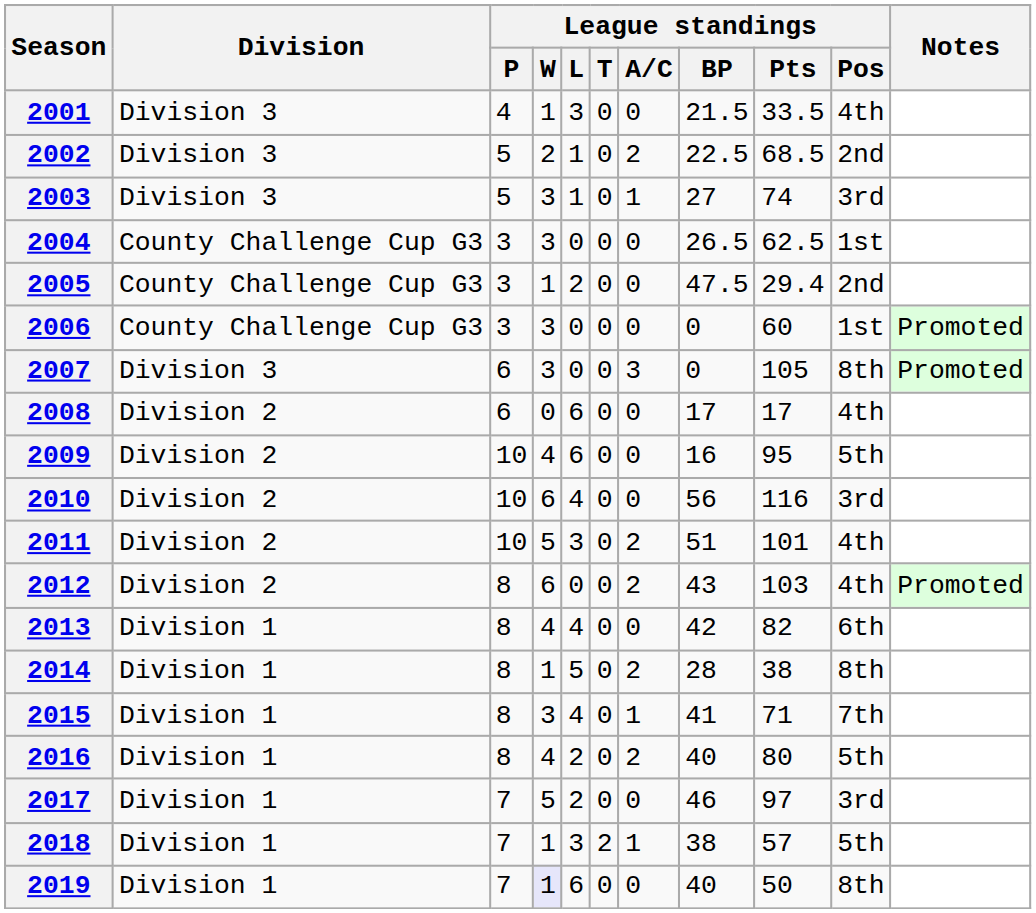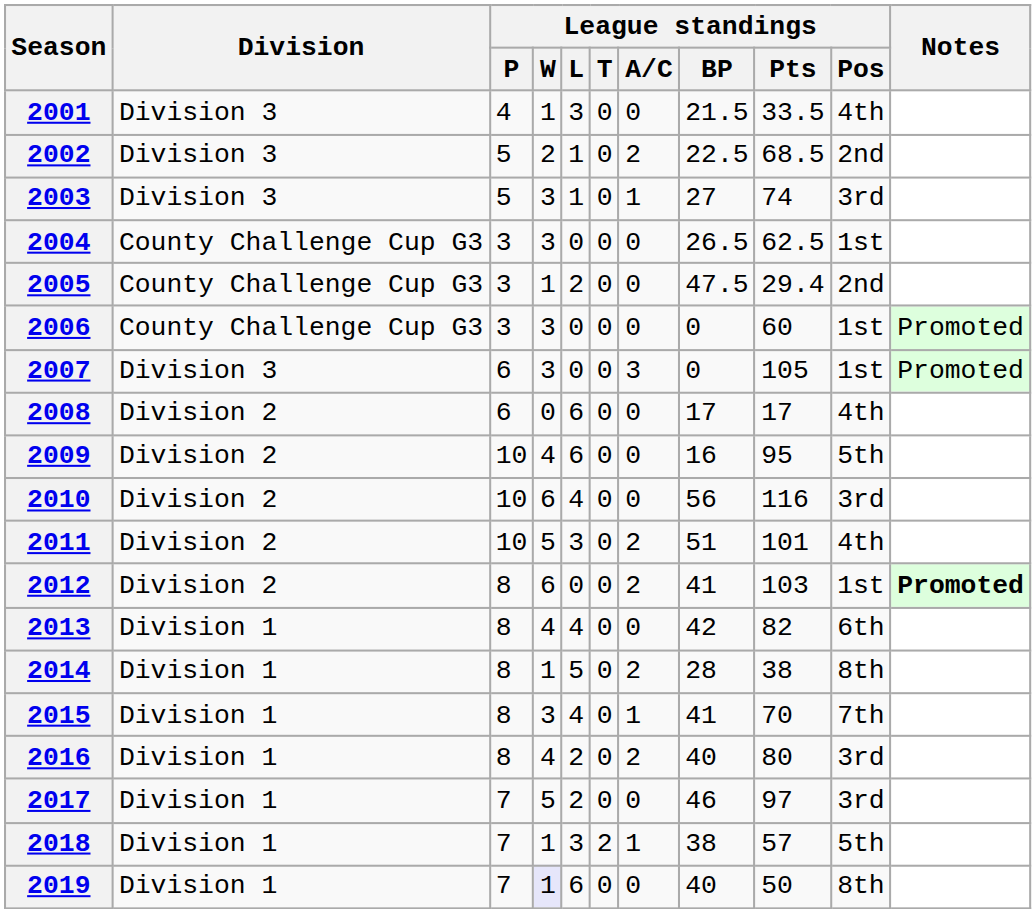(861, 371) 8th -> (861, 371) 1st
(701, 586) 43 -> (701, 586) 41
(861, 586) 4th -> (861, 586) 1st
(961, 586) normal -> (961, 586) bold
(777, 715) 71 -> (777, 715) 70
(861, 758) 5th -> (861, 758) 3rd
